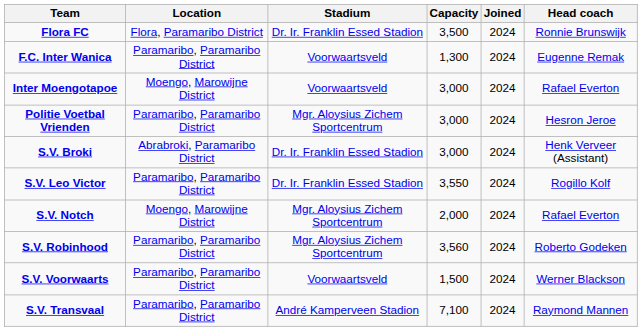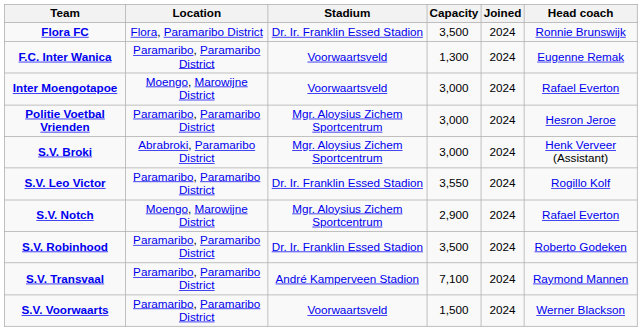(347, 152) Dr. Ir. Franklin Essed Stadion -> (347, 152) Mgr. Aloysius Zichem Sportcentrum
(454, 215) 2,000 -> (454, 215) 2,900
(347, 247) Mgr. Aloysius Zichem Sportcentrum -> (347, 247) Dr. Ir. Franklin Essed Stadion
(454, 247) 3,560 -> (454, 247) 3,500
rows swapped: (65, 310) <-> (65, 279)
